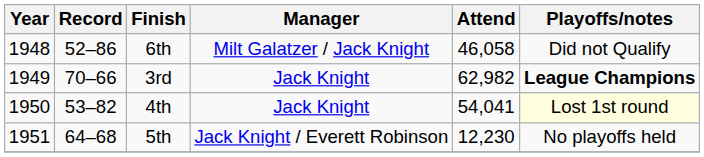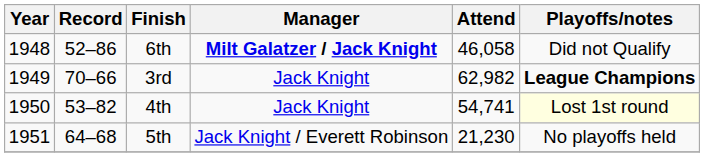(321, 48) normal -> (321, 48) bold
(486, 107) 54,041 -> (486, 107) 54,741
(486, 136) 12,230 -> (486, 136) 21,230
